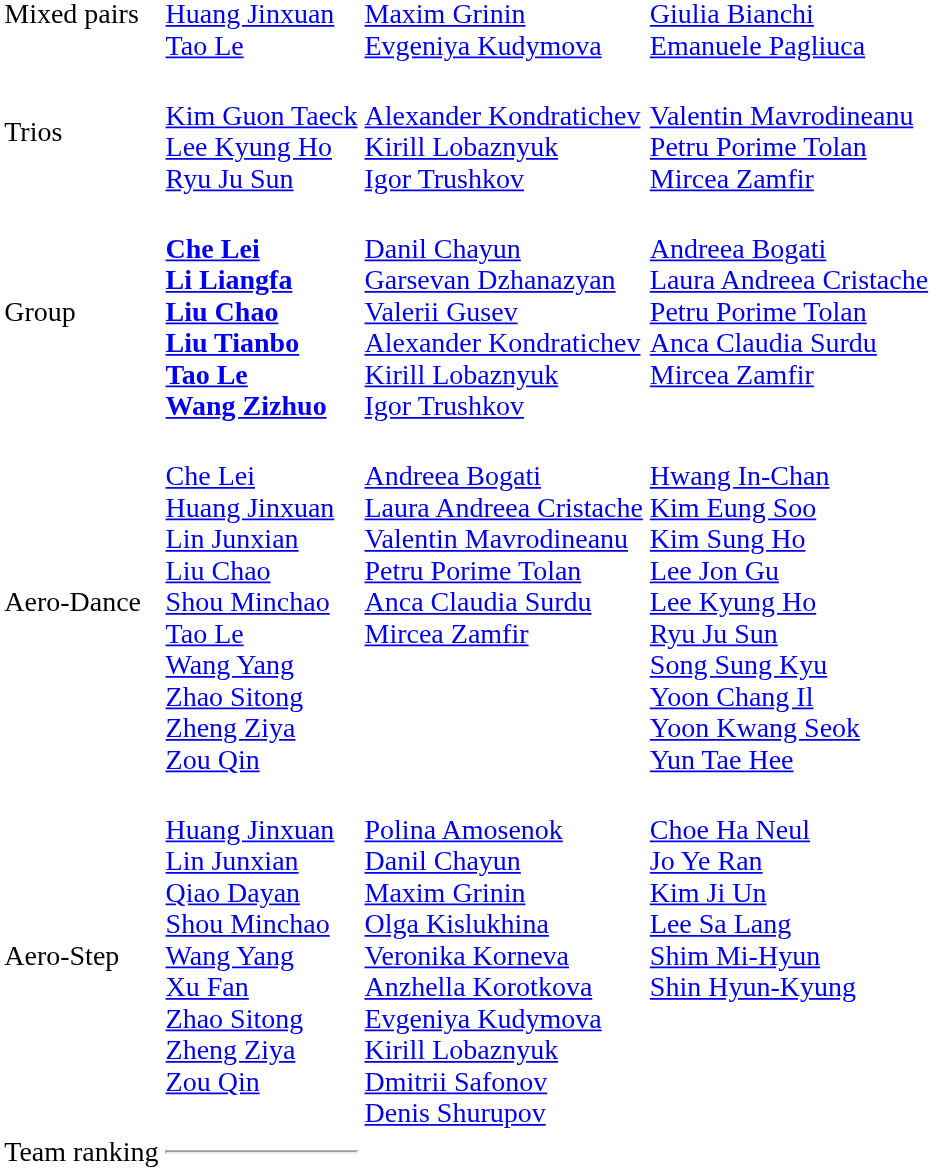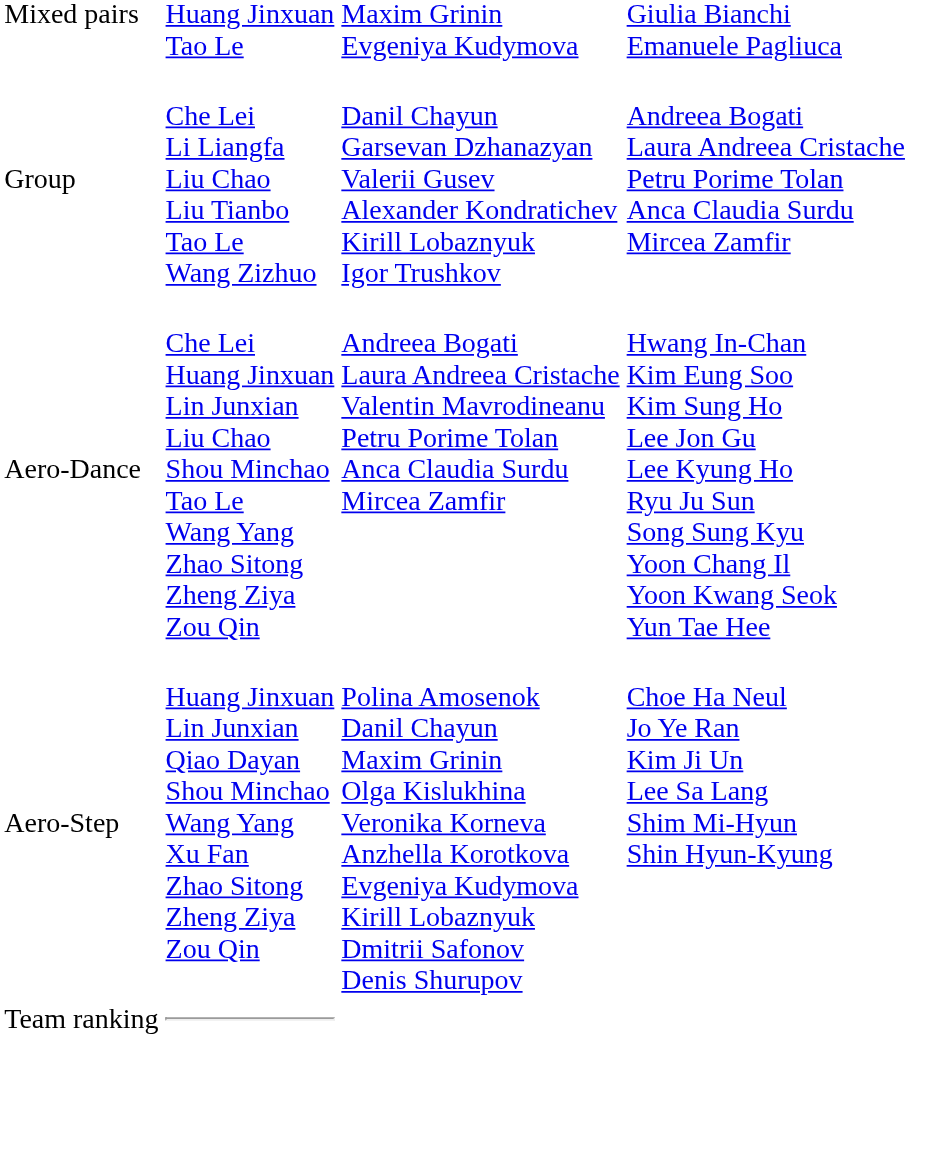- row: (33, 131)
(246, 327) bold -> (241, 194) normal
